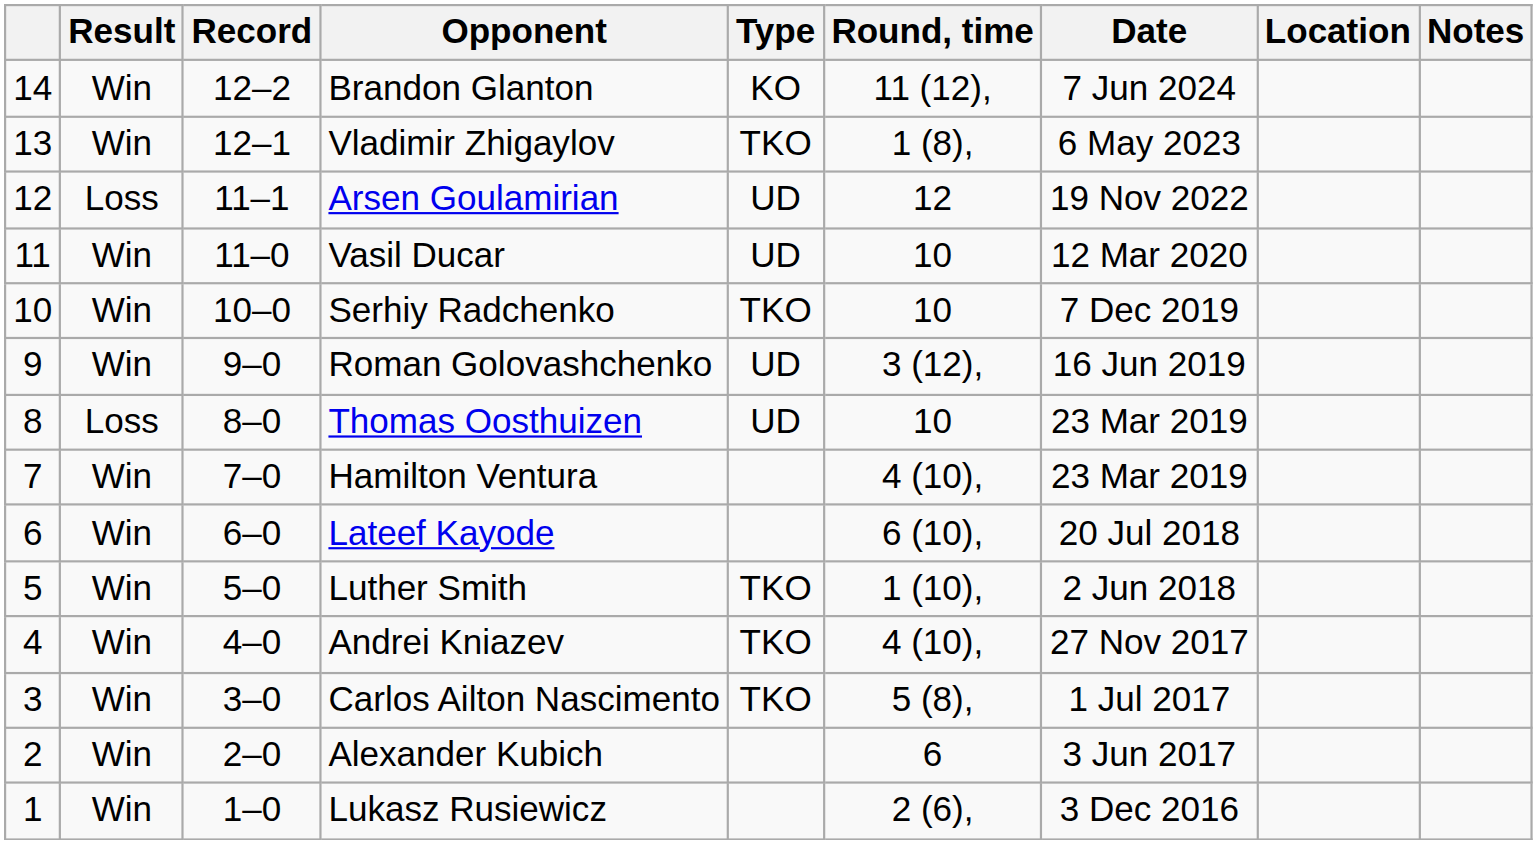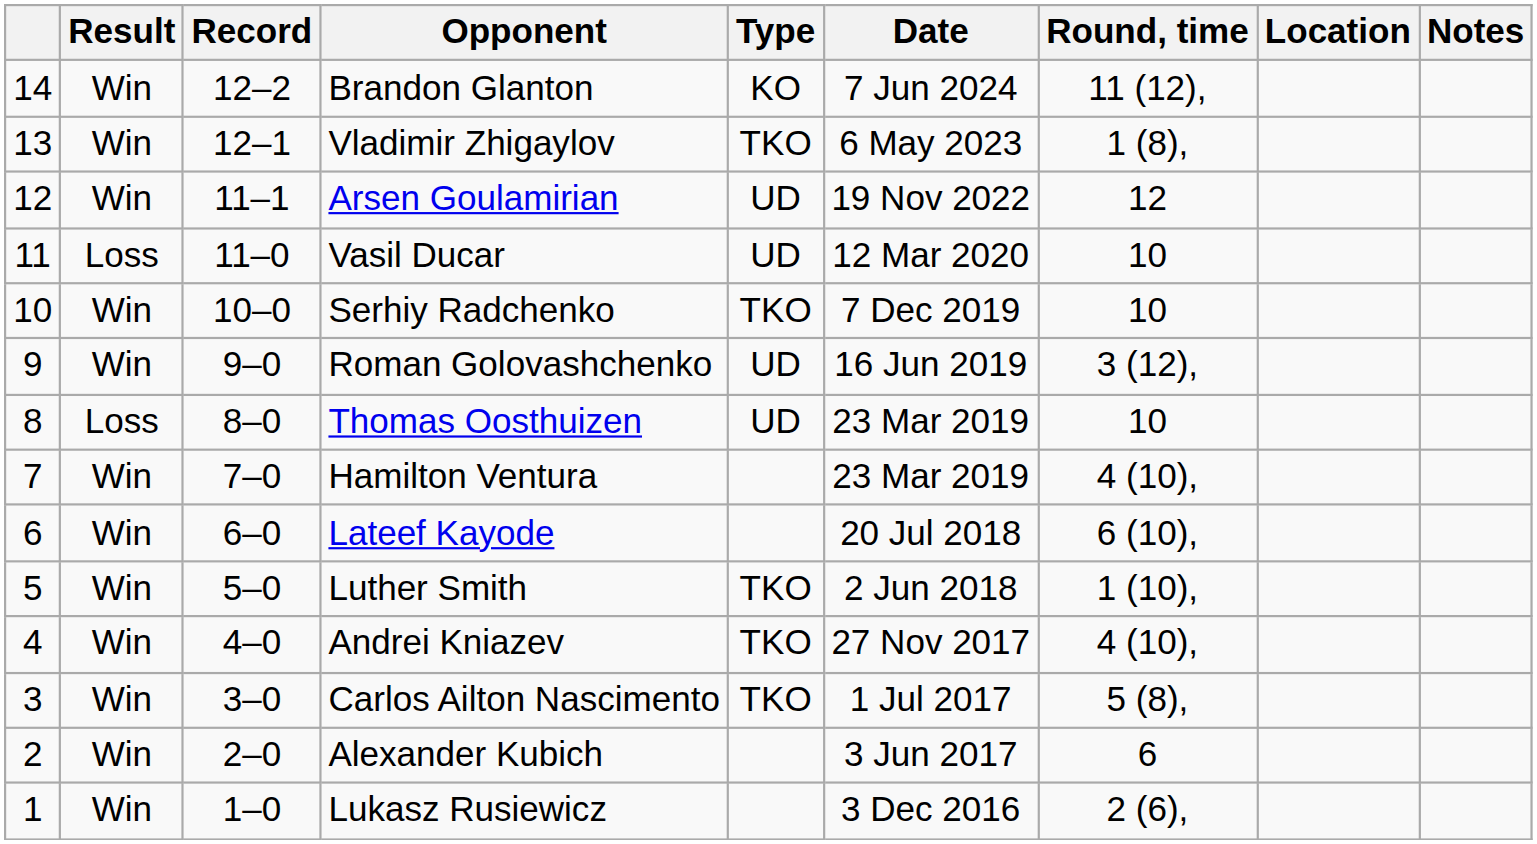columns swapped: (933, 32) <-> (1149, 32)
(122, 198) Loss -> (122, 198) Win
(122, 254) Win -> (122, 254) Loss
